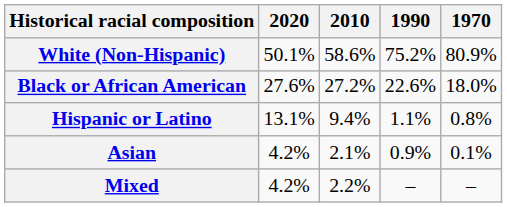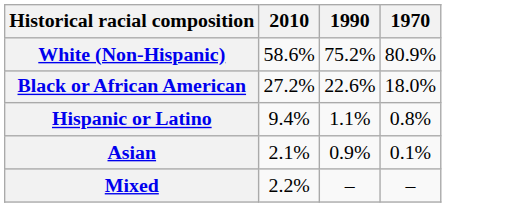- column: (289, 21)
